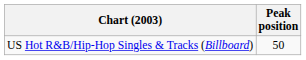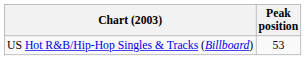(278, 45) 50 -> (278, 45) 53
